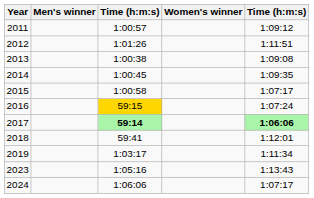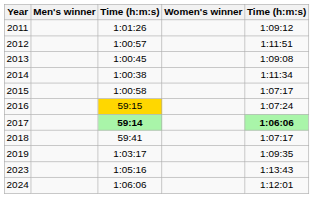(130, 28) 1:00:57 -> (130, 28) 1:01:26
(130, 43) 1:01:26 -> (130, 43) 1:00:57
(130, 59) 1:00:38 -> (130, 59) 1:00:45
(130, 75) 1:00:45 -> (130, 75) 1:00:38
(277, 75) 1:09:35 -> (277, 75) 1:11:34
(277, 138) 1:12:01 -> (277, 138) 1:07:17
(277, 153) 1:11:34 -> (277, 153) 1:09:35
(277, 185) 1:07:17 -> (277, 185) 1:12:01
